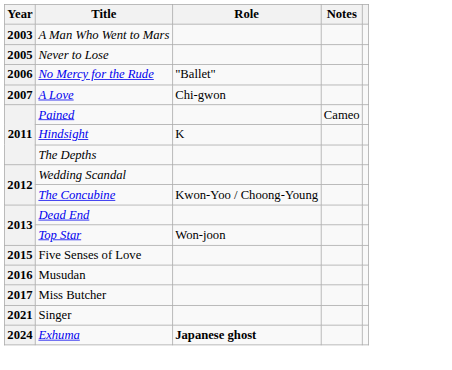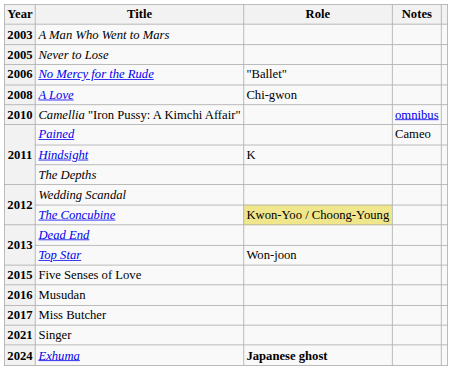(20, 94) 2007 -> (20, 94) 2008
+ row: (139, 114)
(247, 194) no background -> (318, 214) khaki background
